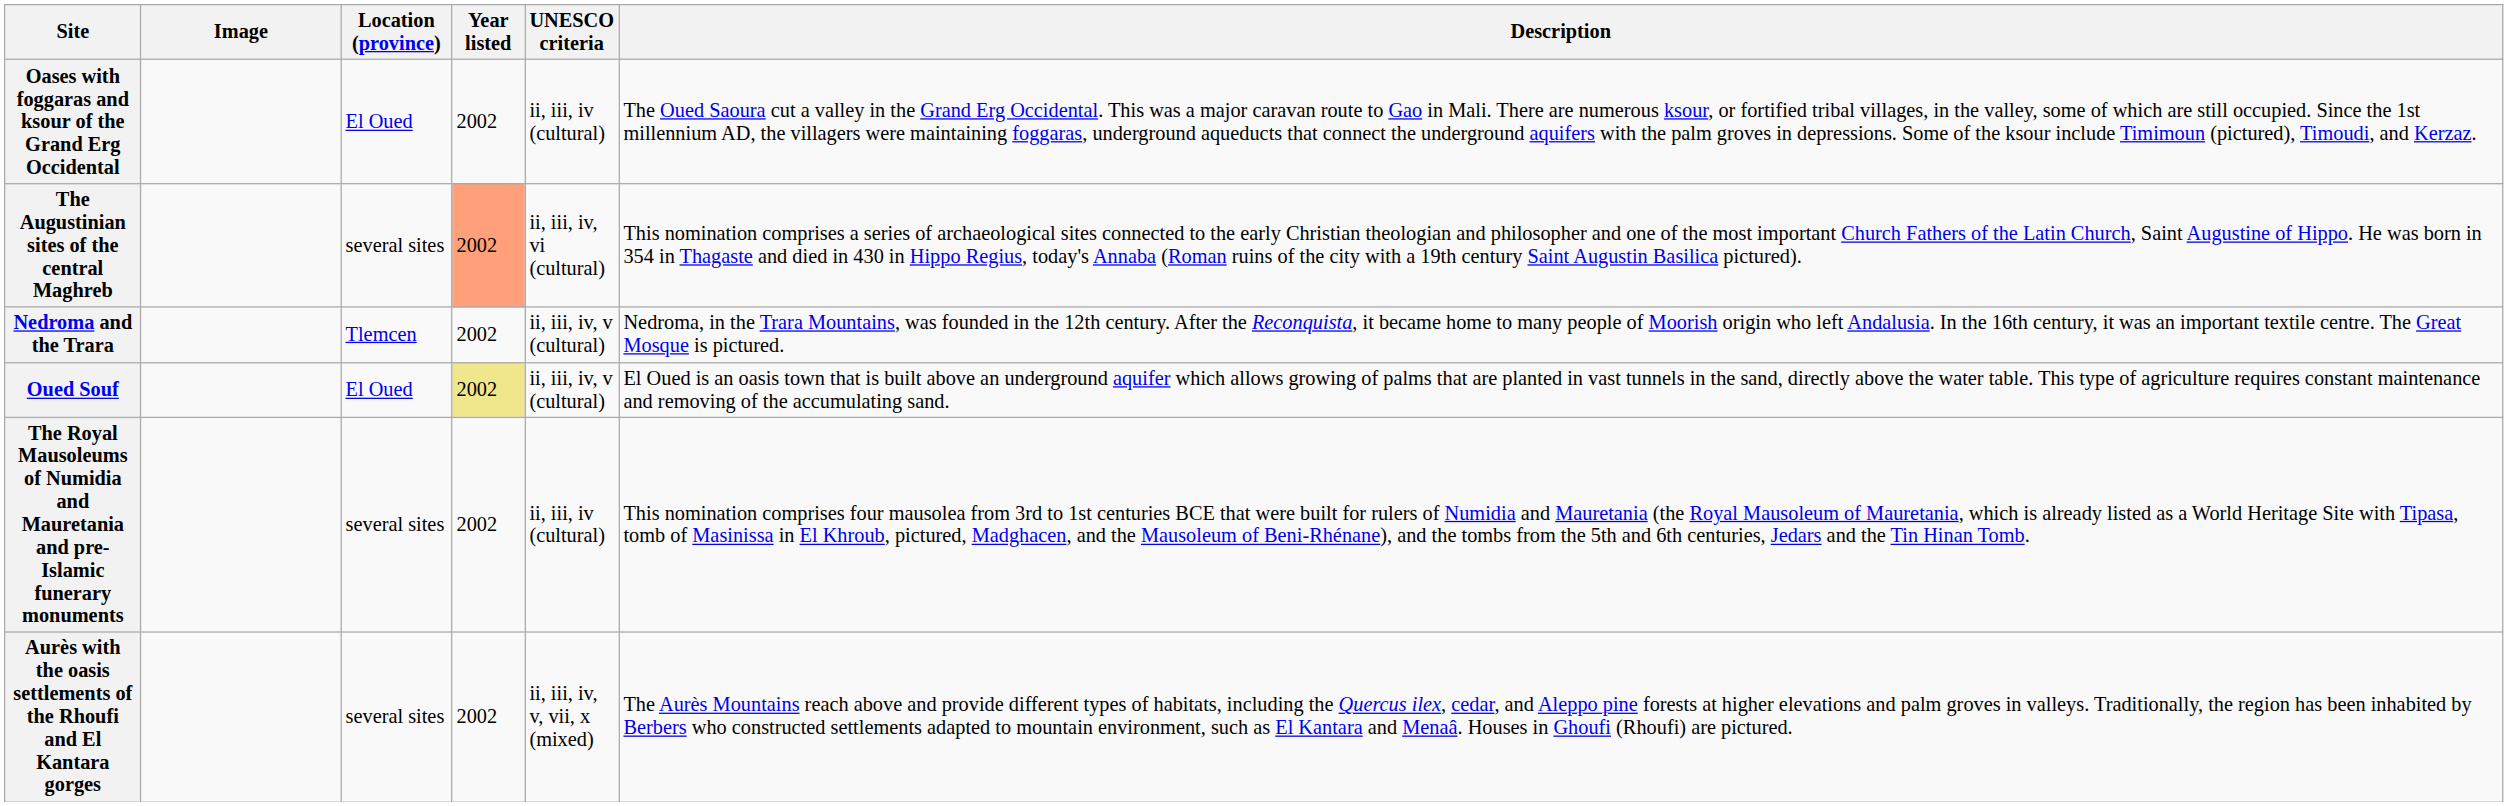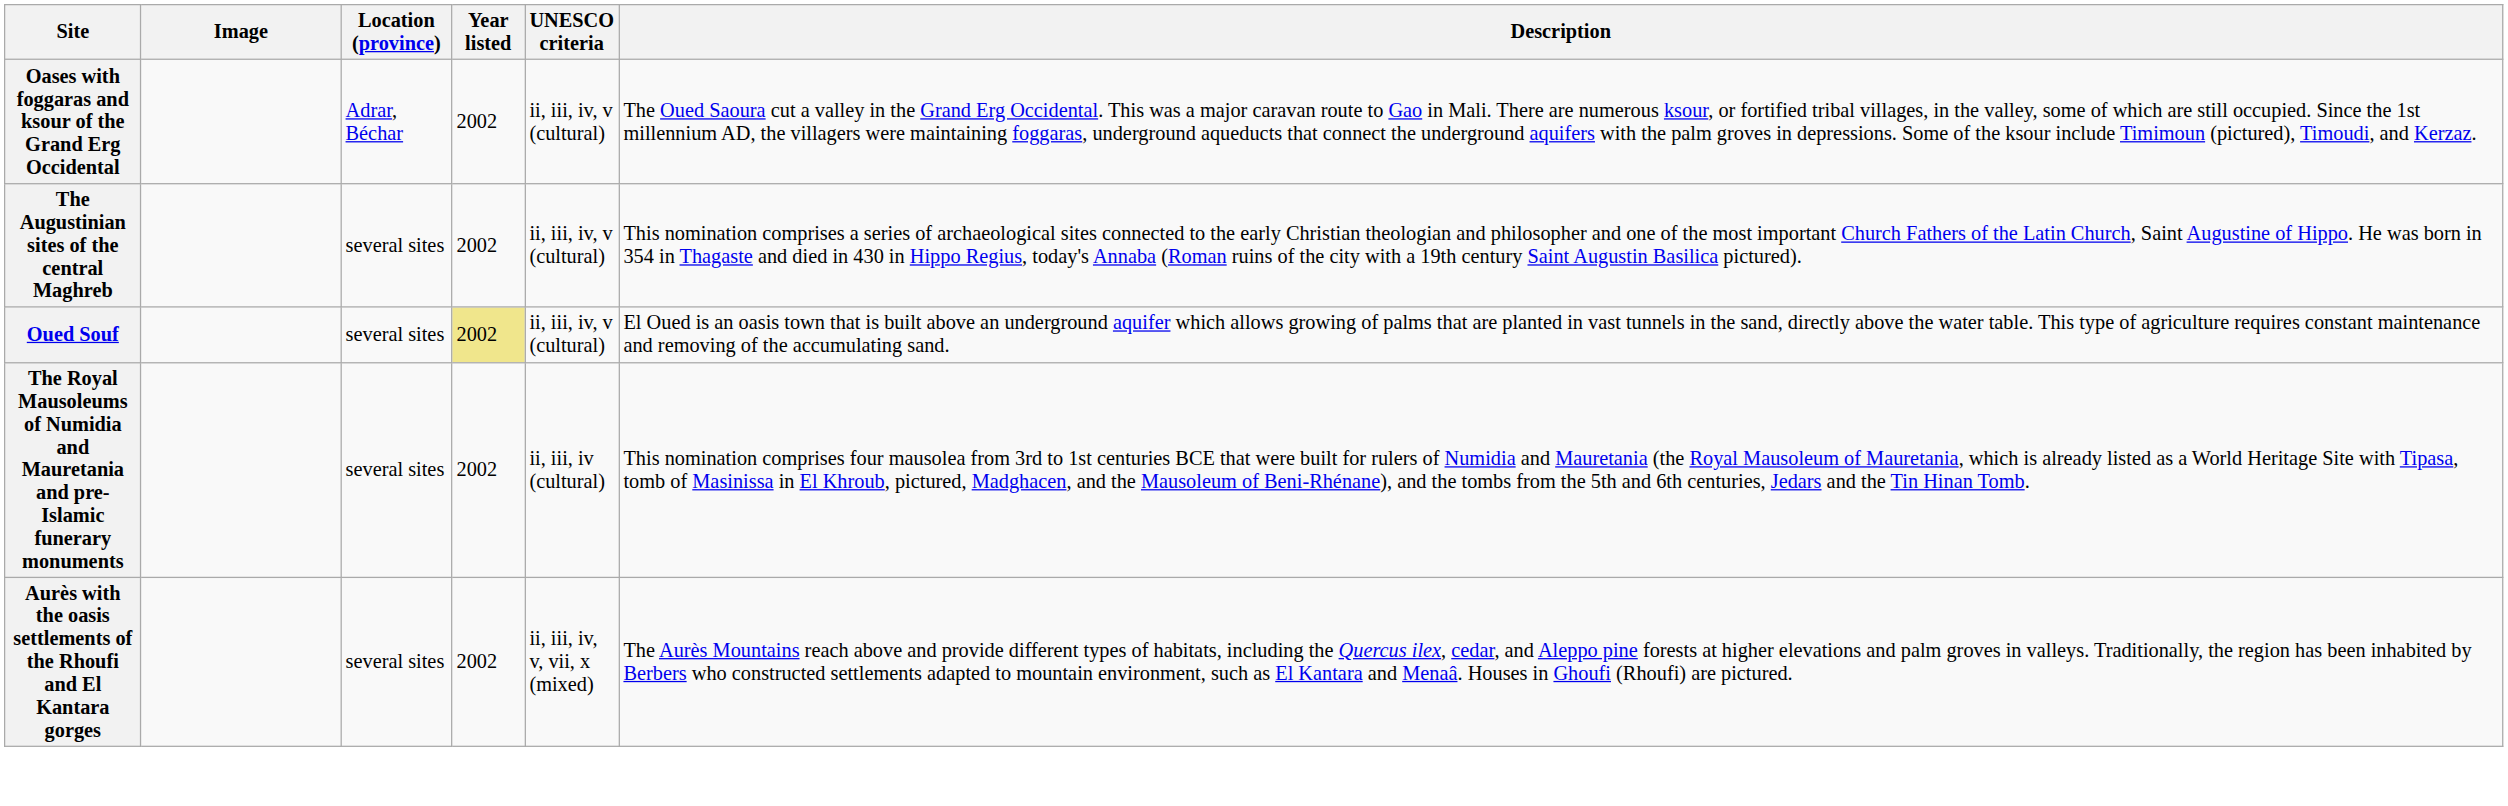(379, 121) El Oued -> (374, 121) Adrar, Béchar
(567, 121) ii, iii, iv (cultural) -> (571, 121) ii, iii, iv, v (cultural)
(477, 245) lightsalmon background -> (477, 245) no background
(567, 245) ii, iii, iv, vi (cultural) -> (571, 245) ii, iii, iv, v (cultural)
- row: (73, 334)
(379, 389) El Oued -> (395, 334) several sites
